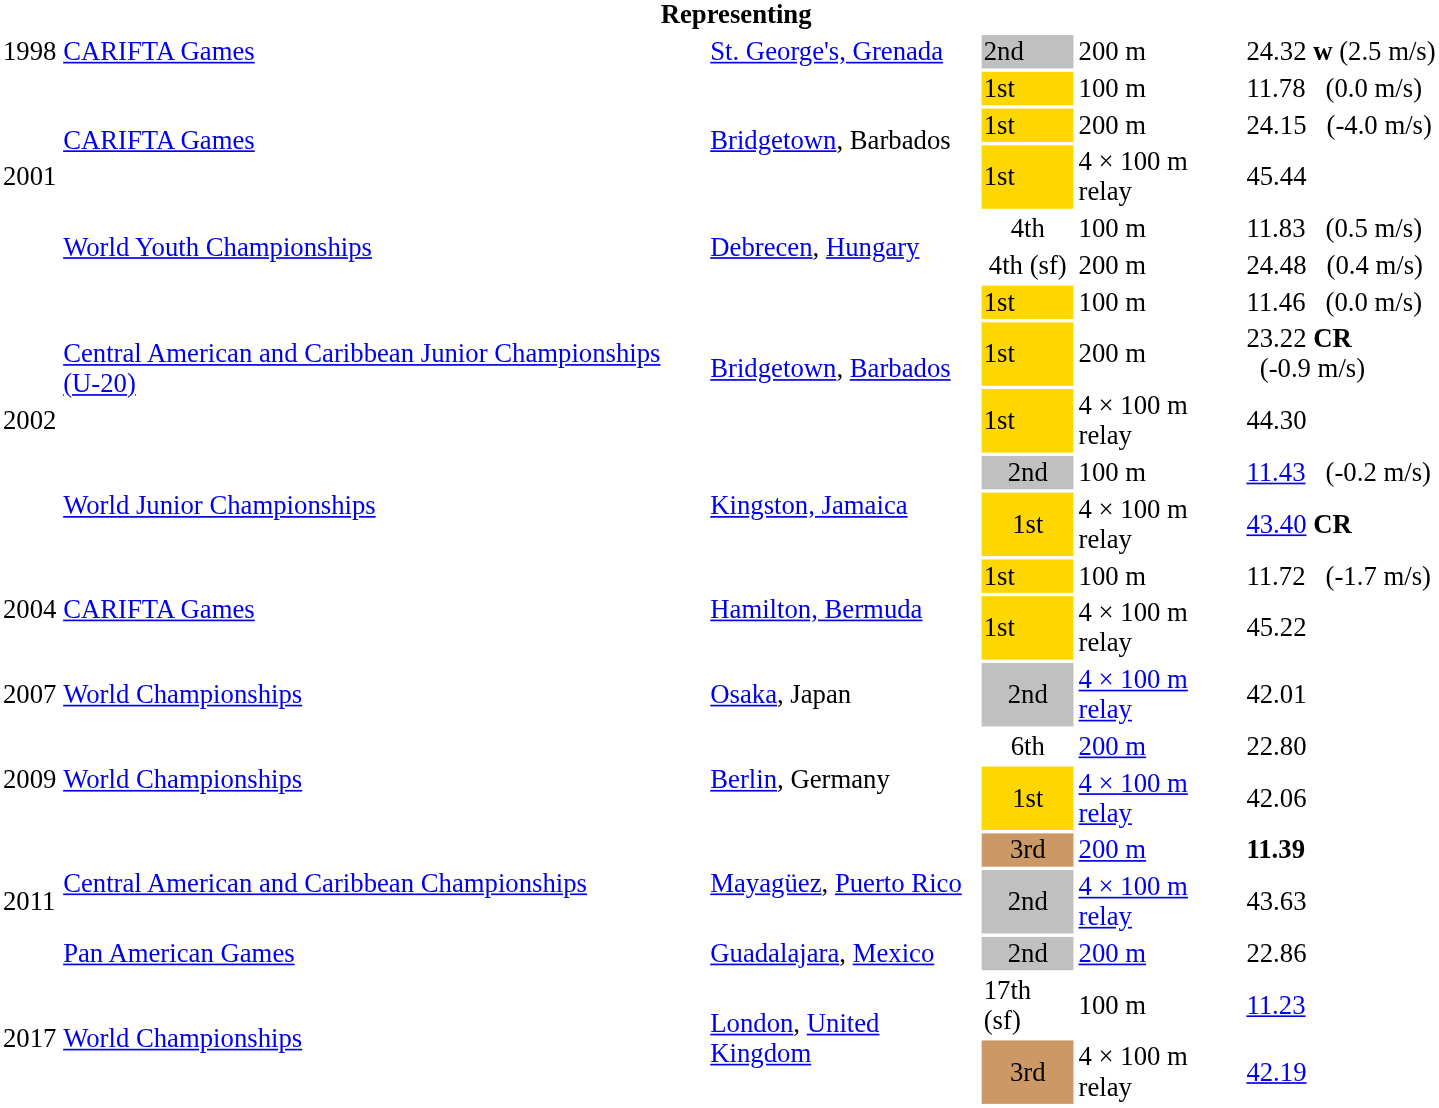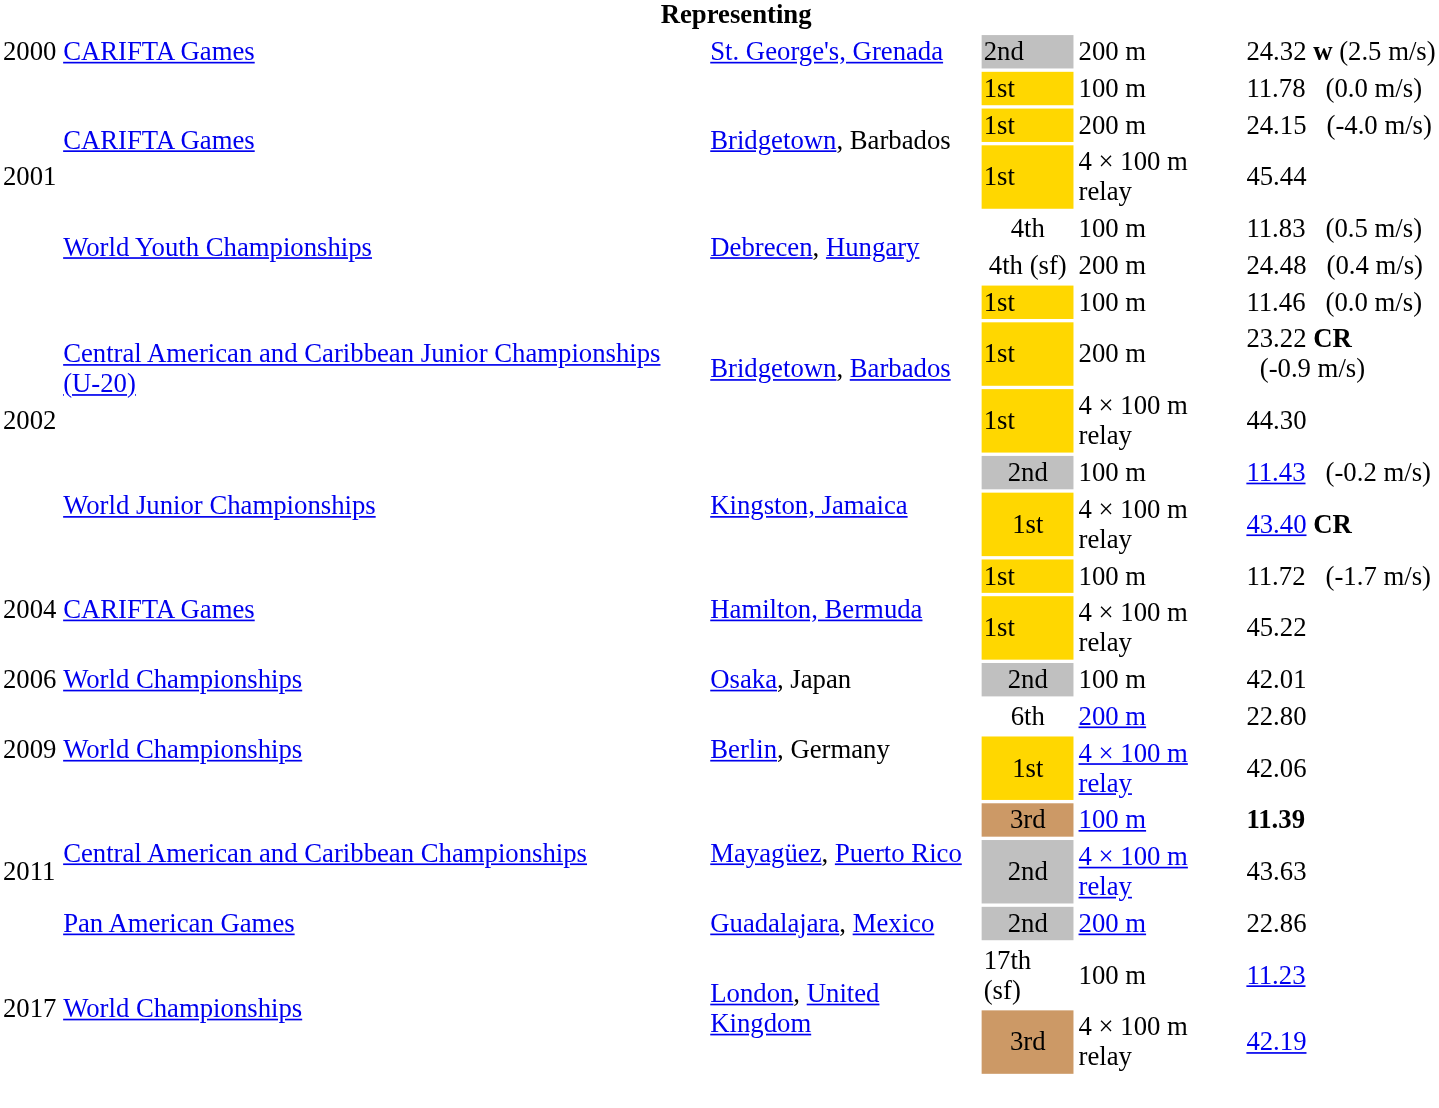(30, 51) 1998 -> (30, 51) 2000
(30, 694) 2007 -> (30, 679) 2006
(1133, 694) 4 × 100 m relay -> (1112, 679) 100 m
(1112, 849) 200 m -> (1112, 819) 100 m
